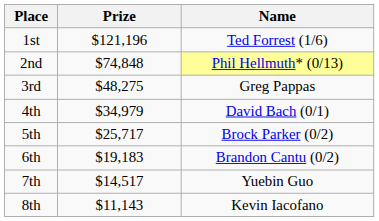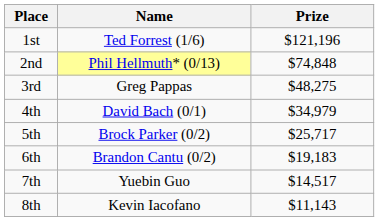columns swapped: (277, 16) <-> (119, 16)
